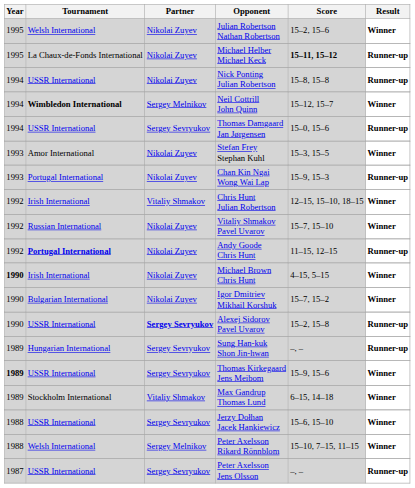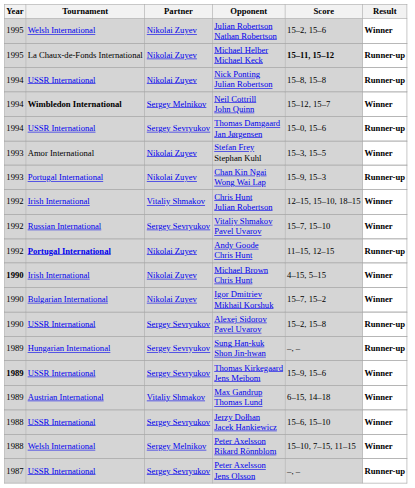(172, 226) Nikolai Zuyev -> (178, 226) Sergey Sevryukov
(180, 324) bold -> (178, 324) normal
(69, 398) Stockholm International -> (66, 398) Austrian International
